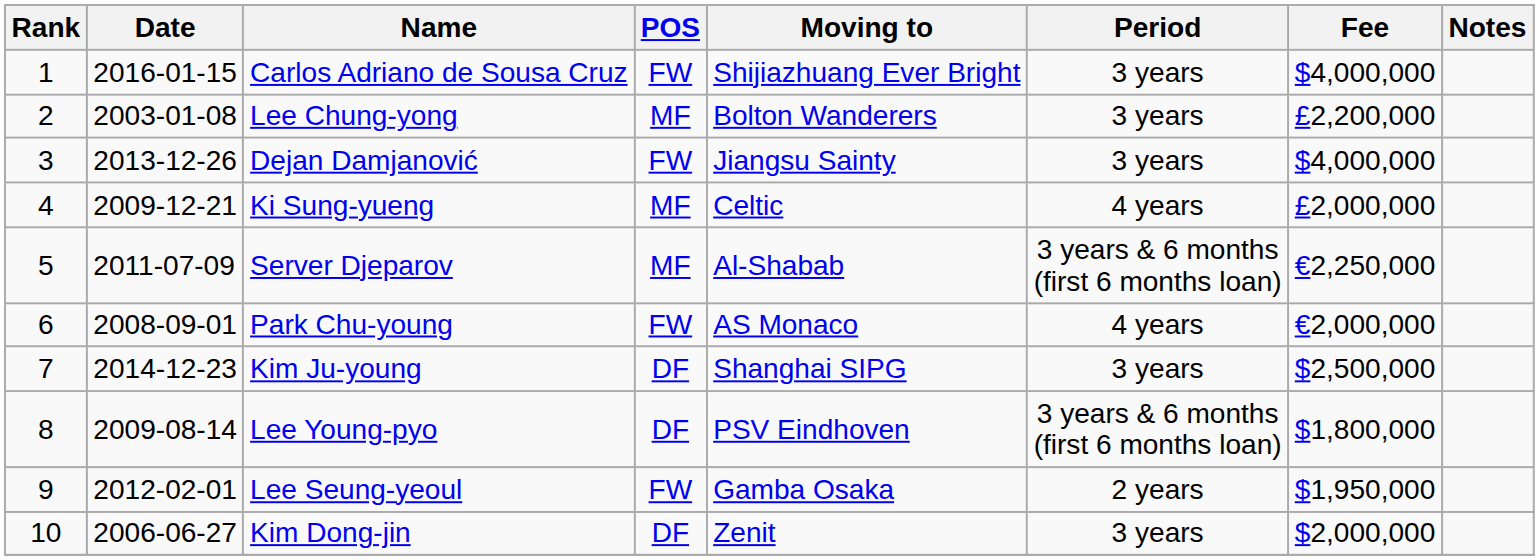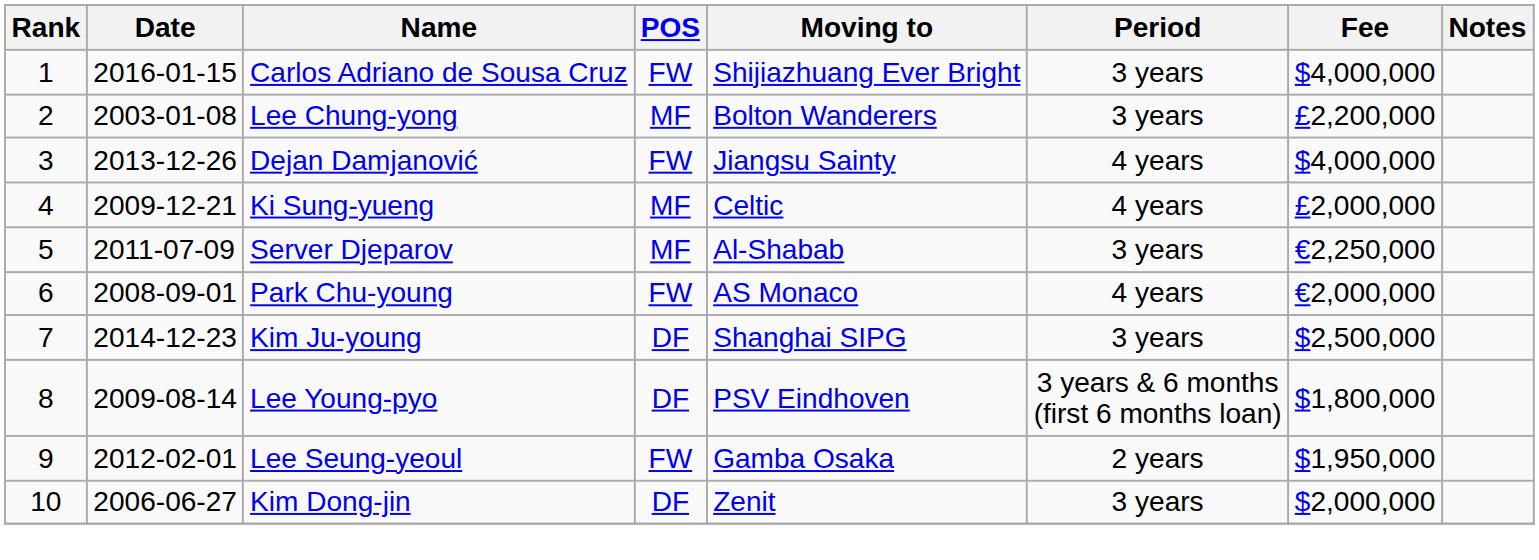(1158, 161) 3 years -> (1158, 161) 4 years
(1158, 265) 3 years & 6 months (first 6 months loan) -> (1158, 249) 3 years
